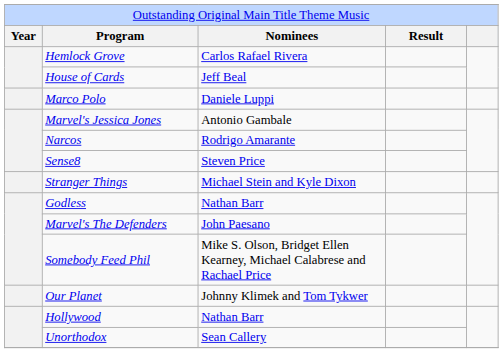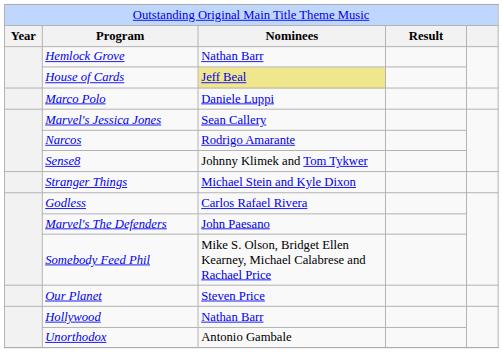(254, 57) Carlos Rafael Rivera -> (232, 57) Nathan Barr
(224, 78) no background -> (224, 78) khaki background
(246, 119) Antonio Gambale -> (234, 119) Sean Callery
(233, 161) Steven Price -> (285, 161) Johnny Klimek and Tom Tykwer
(232, 203) Nathan Barr -> (254, 203) Carlos Rafael Rivera
(285, 296) Johnny Klimek and Tom Tykwer -> (233, 296) Steven Price
(234, 337) Sean Callery -> (246, 337) Antonio Gambale
